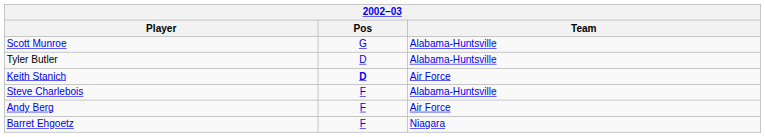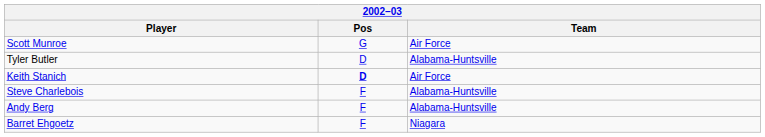(453, 44) Alabama-Huntsville -> (430, 44) Air Force
(430, 108) Air Force -> (453, 108) Alabama-Huntsville
